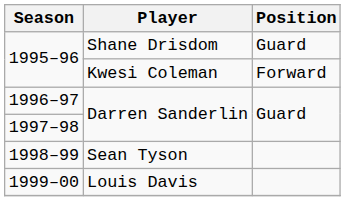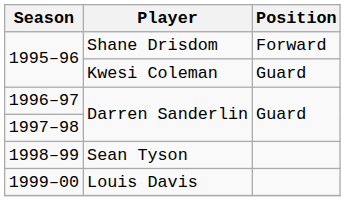(281, 46) Guard -> (291, 46) Forward
(291, 73) Forward -> (281, 73) Guard
